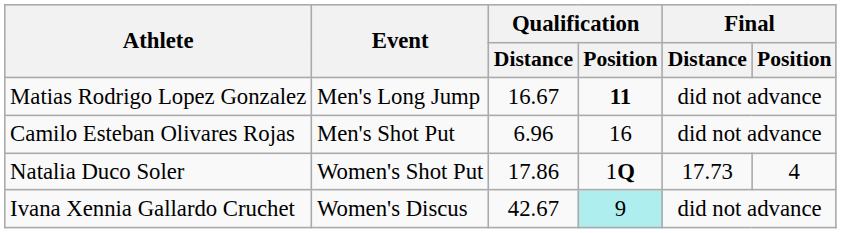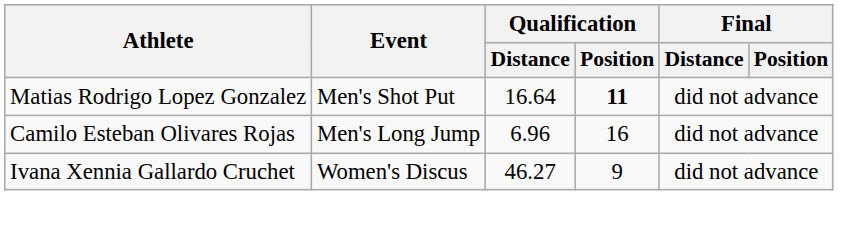(399, 96) Men's Long Jump -> (386, 96) Men's Shot Put
(533, 96) 16.67 -> (530, 96) 16.64
(386, 134) Men's Shot Put -> (399, 134) Men's Long Jump
- row: (97, 171)
(533, 209) 42.67 -> (530, 171) 46.27
(620, 209) paleturquoise background -> (617, 171) no background
